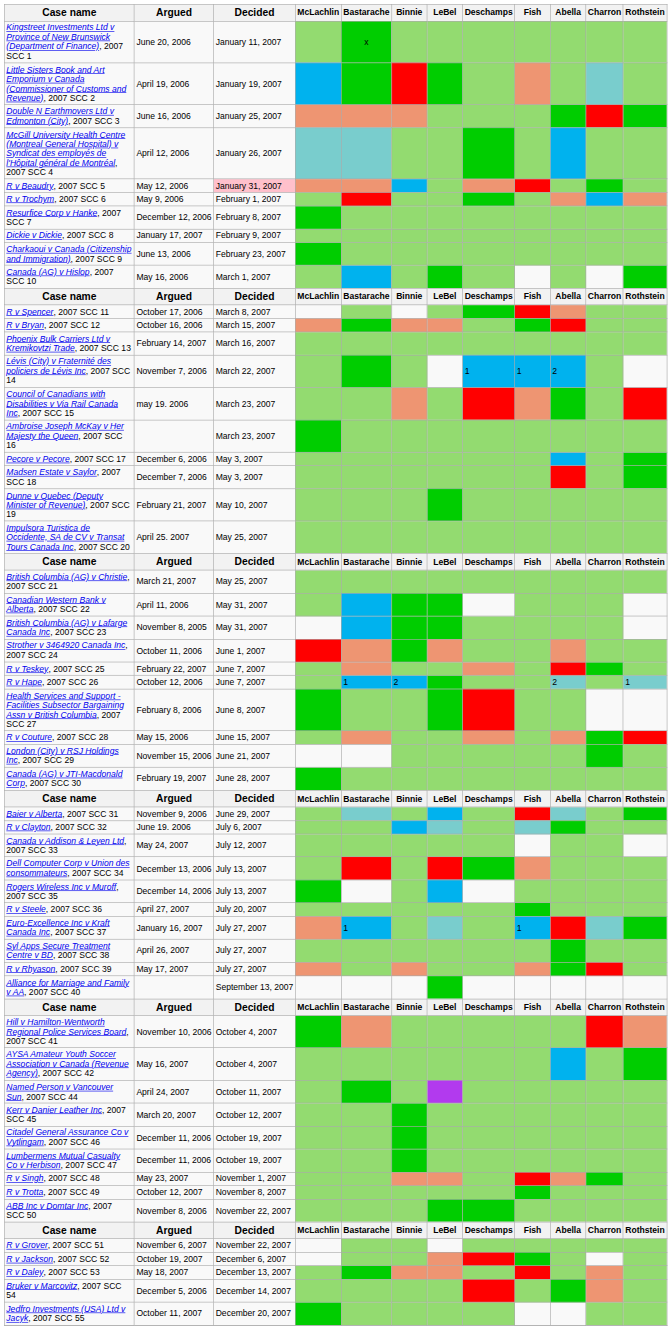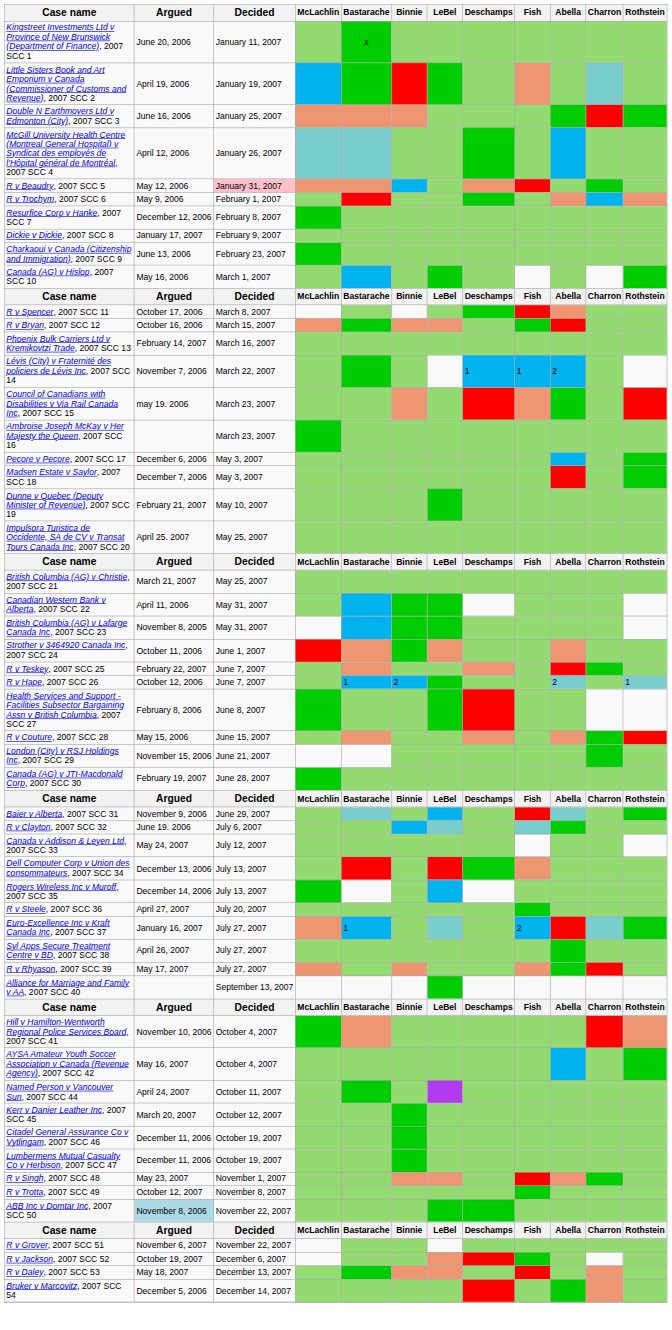(519, 927) 1 -> (519, 927) 2
(172, 1210) no background -> (172, 1210) lightblue background
- row: (66, 1313)
